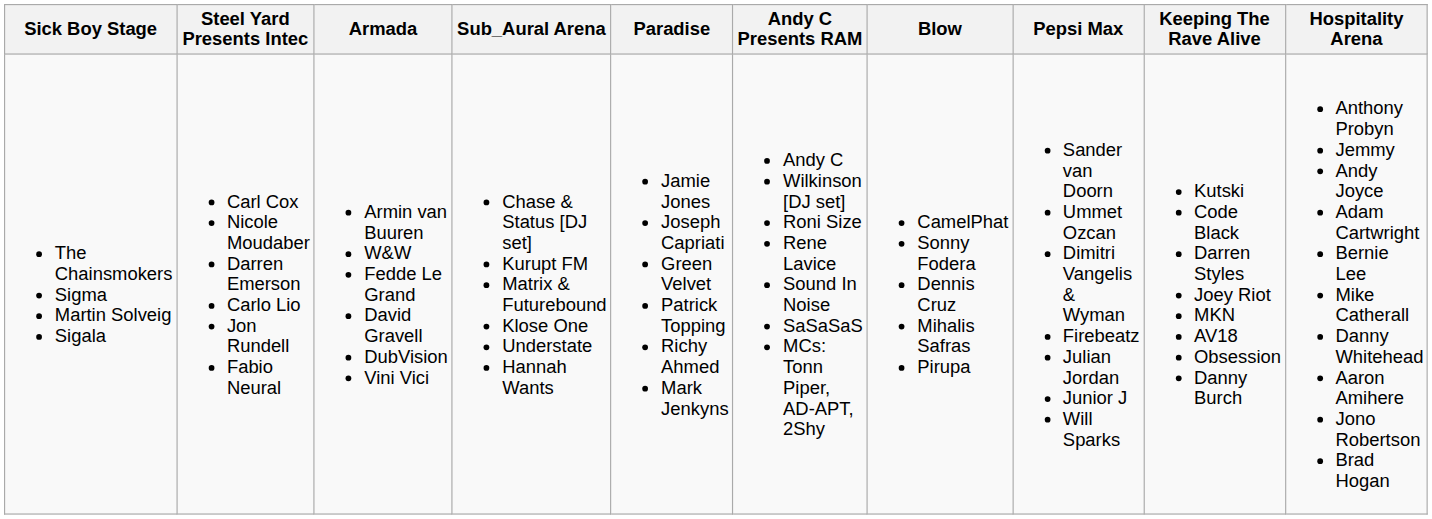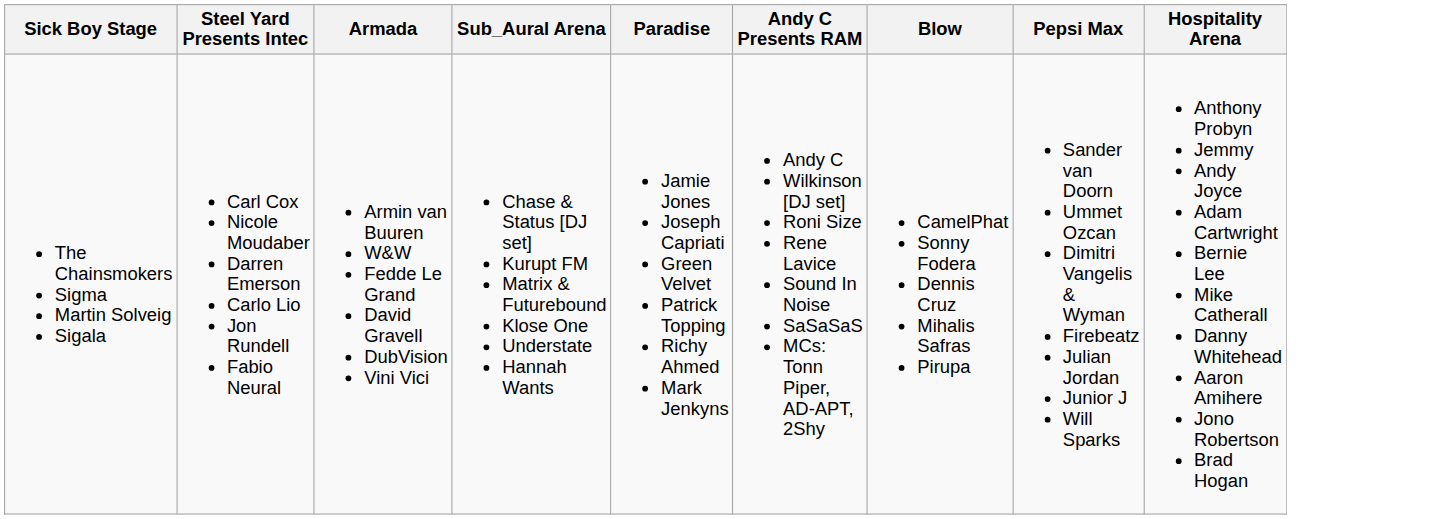- column: (1215, 29)
